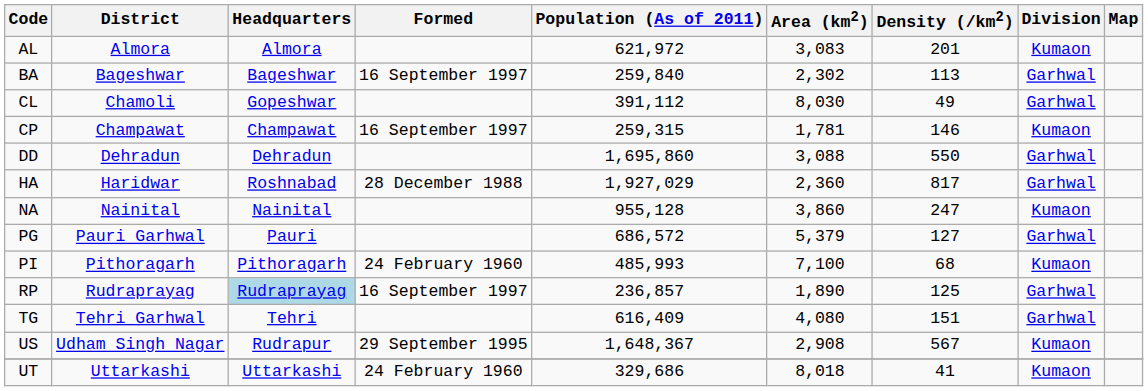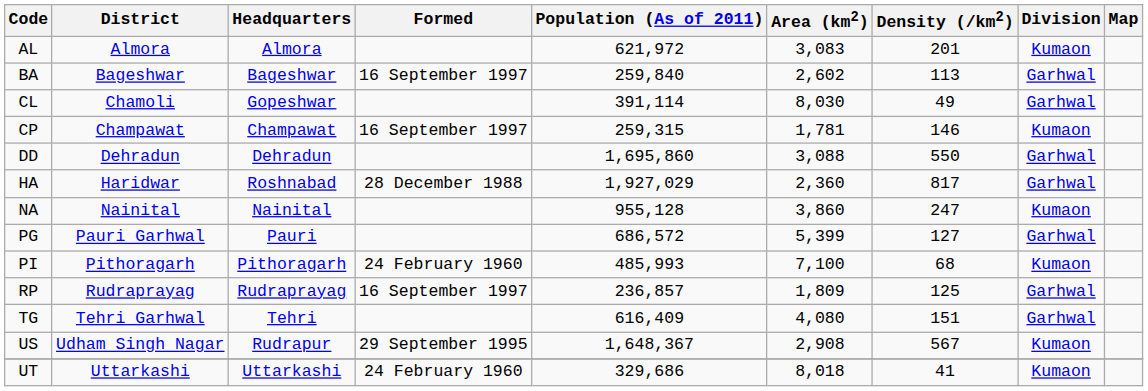(820, 76) 2,302 -> (820, 76) 2,602
(649, 103) 391,112 -> (649, 103) 391,114
(820, 238) 5,379 -> (820, 238) 5,399
(292, 291) lightblue background -> (292, 291) no background
(820, 291) 1,890 -> (820, 291) 1,809
